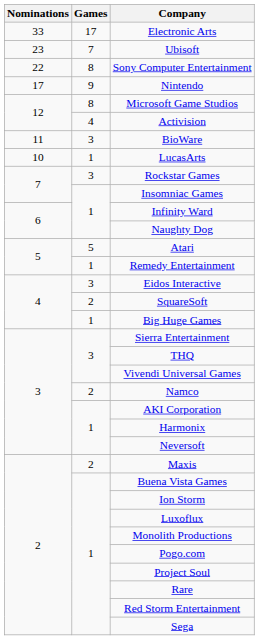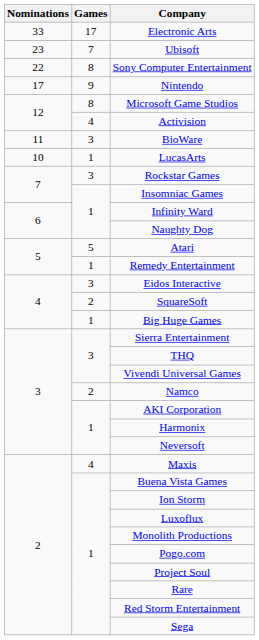(91, 463) 2 -> (91, 463) 4
